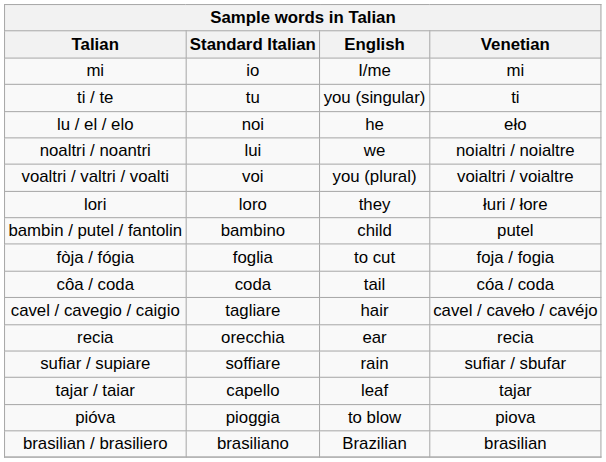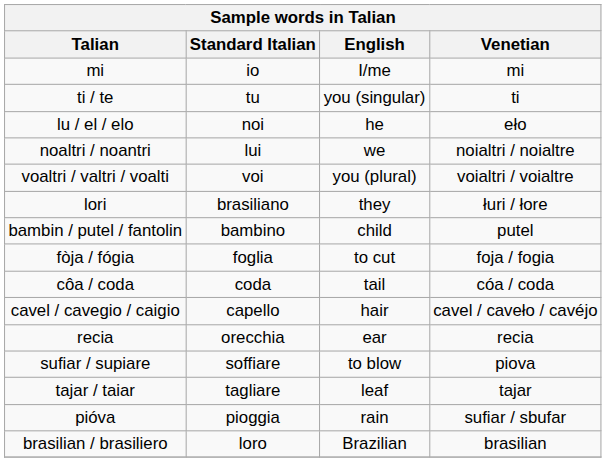(253, 204) loro -> (253, 204) brasiliano
(253, 310) tagliare -> (253, 310) capello
(375, 364) rain -> (375, 364) to blow
(515, 364) sufiar / sbufar -> (515, 364) piova
(253, 390) capello -> (253, 390) tagliare
(375, 417) to blow -> (375, 417) rain
(515, 417) piova -> (515, 417) sufiar / sbufar
(253, 444) brasiliano -> (253, 444) loro
